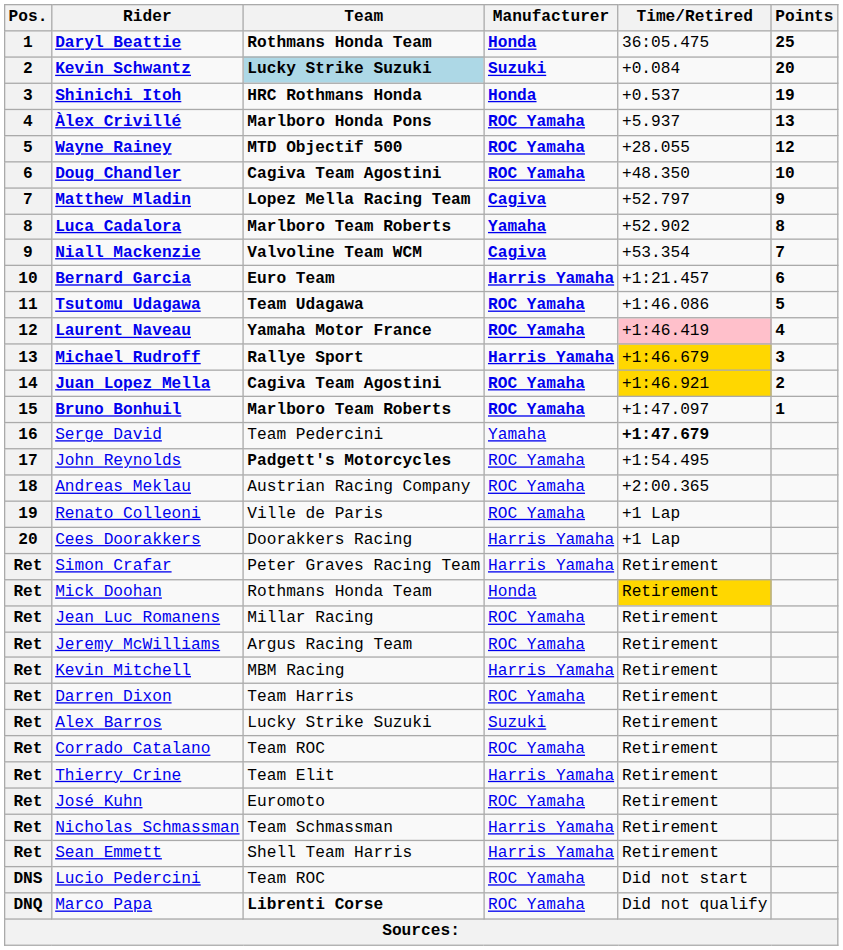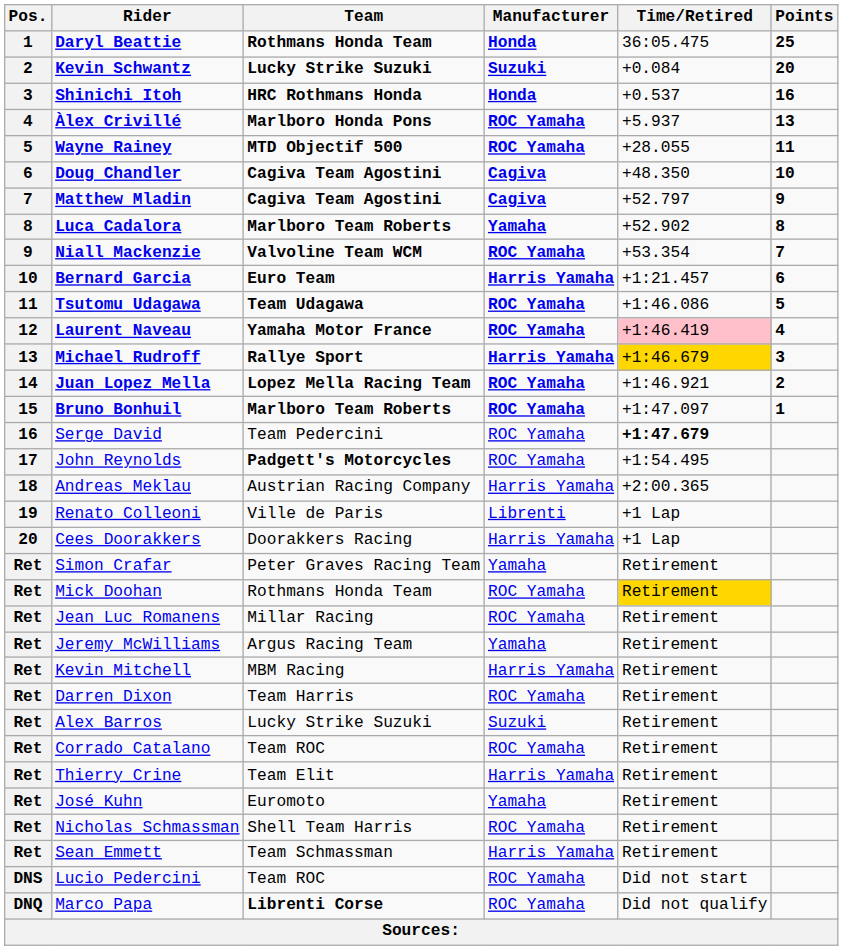(340, 70) lightblue background -> (340, 70) no background
(785, 96) 19 -> (785, 96) 16
(785, 149) 12 -> (785, 149) 11
(537, 175) ROC Yamaha -> (517, 175) Cagiva
(359, 201) Lopez Mella Racing Team -> (344, 201) Cagiva Team Agostini
(517, 253) Cagiva -> (537, 253) ROC Yamaha
(344, 384) Cagiva Team Agostini -> (359, 384) Lopez Mella Racing Team
(666, 384) gold background -> (666, 384) no background
(517, 436) Yamaha -> (537, 436) ROC Yamaha
(537, 488) ROC Yamaha -> (551, 488) Harris Yamaha
(537, 514) ROC Yamaha -> (527, 514) Librenti
(551, 567) Harris Yamaha -> (517, 567) Yamaha
(512, 593) Honda -> (537, 593) ROC Yamaha
(537, 645) ROC Yamaha -> (517, 645) Yamaha
(537, 802) ROC Yamaha -> (517, 802) Yamaha
(320, 828) Team Schmassman -> (330, 828) Shell Team Harris
(551, 828) Harris Yamaha -> (537, 828) ROC Yamaha
(330, 854) Shell Team Harris -> (320, 854) Team Schmassman
